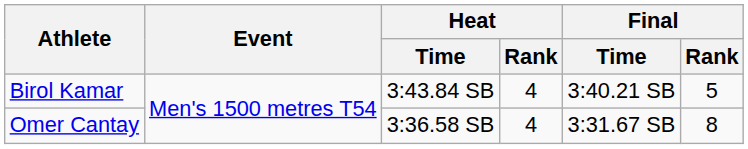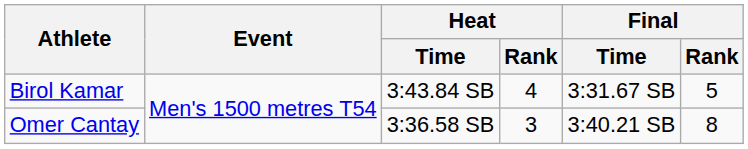(621, 90) 3:40.21 SB -> (621, 90) 3:31.67 SB
(531, 125) 4 -> (531, 125) 3
(621, 125) 3:31.67 SB -> (621, 125) 3:40.21 SB
